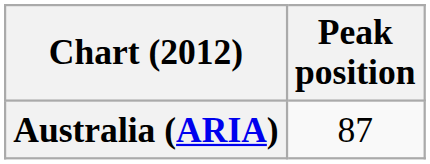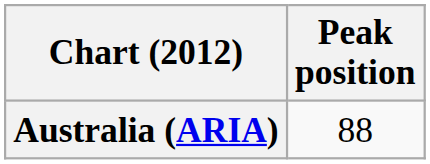(355, 128) 87 -> (355, 128) 88
